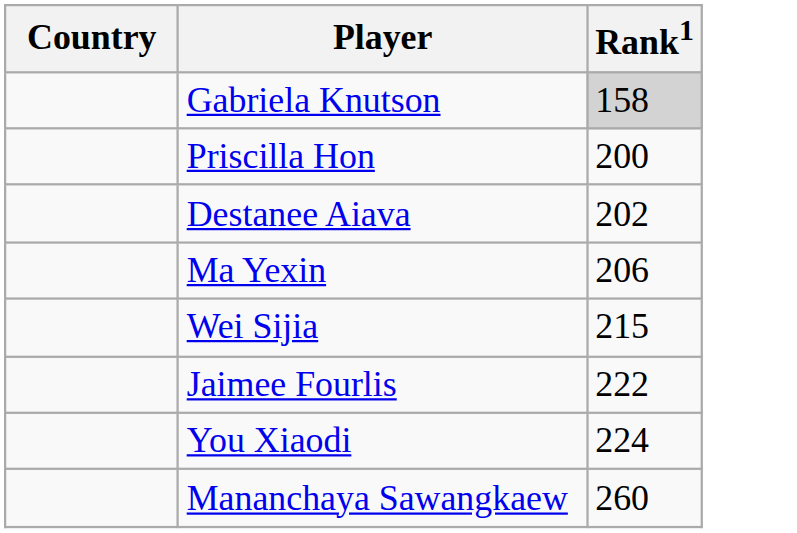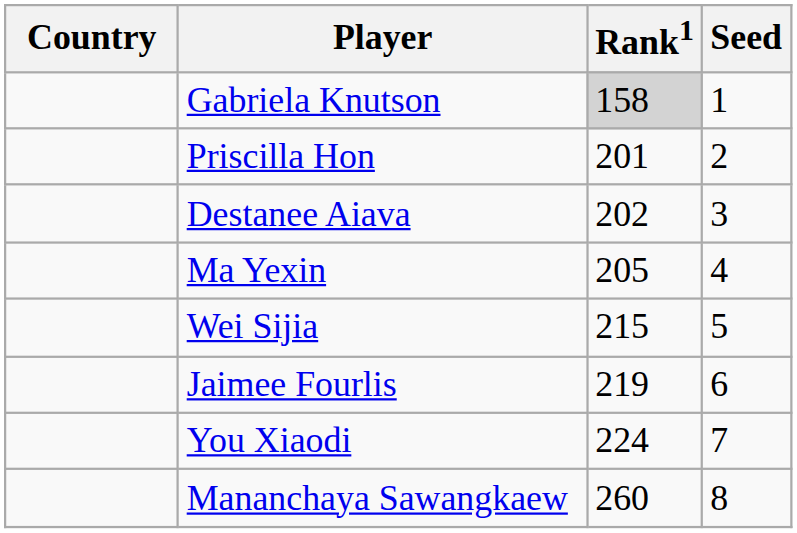+ column: (746, 37)
(622, 156) 200 -> (622, 156) 201
(622, 269) 206 -> (622, 269) 205
(622, 383) 222 -> (622, 383) 219
